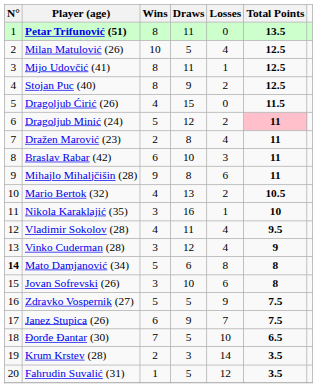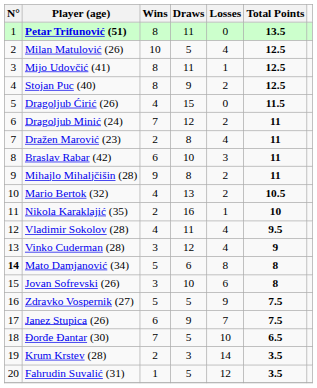(155, 121) 5 -> (155, 121) 7
(275, 121) pink background -> (275, 121) no background
(225, 175) 6 -> (225, 175) 2
(155, 211) 3 -> (155, 211) 2
